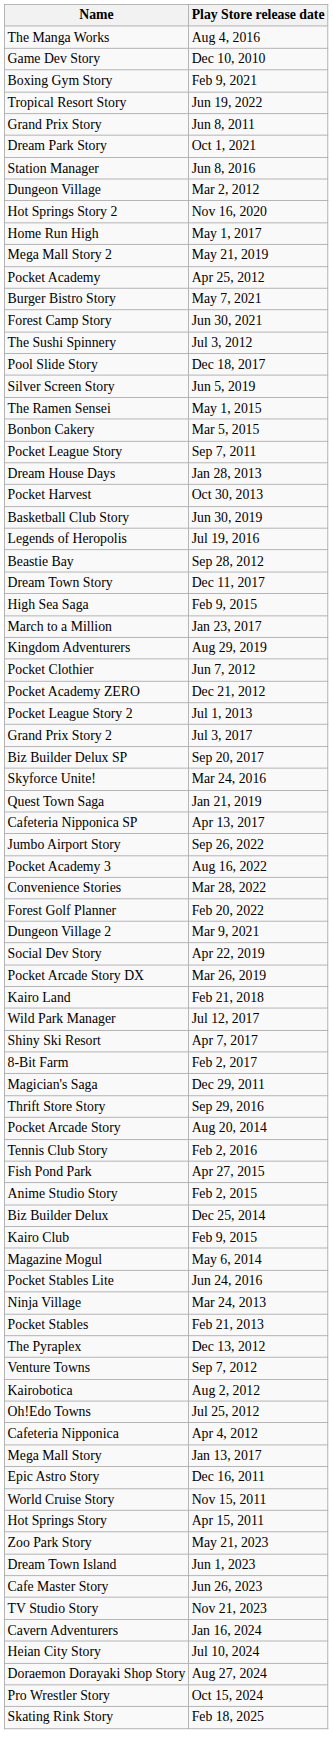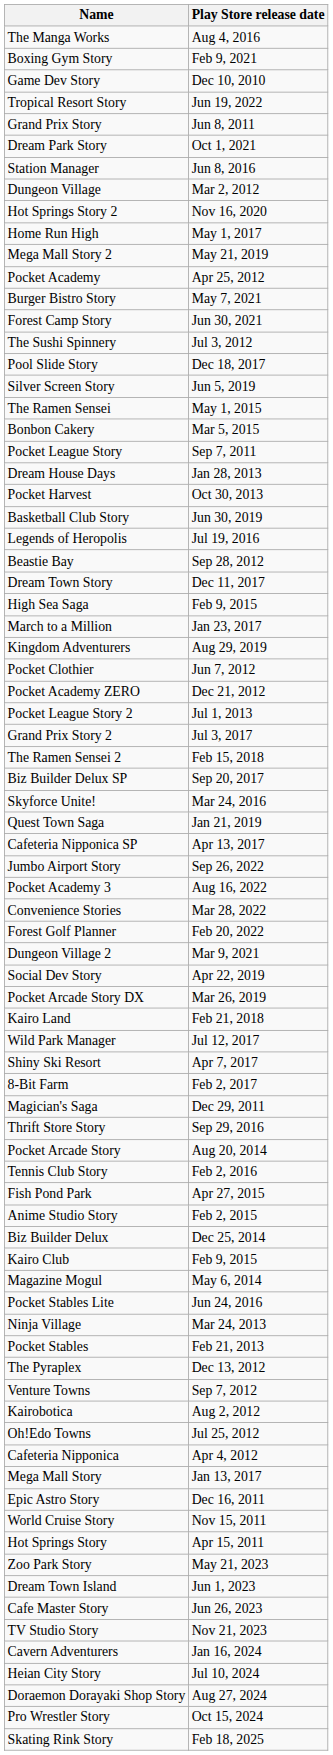rows swapped: (54, 59) <-> (60, 80)
+ row: (64, 757)
